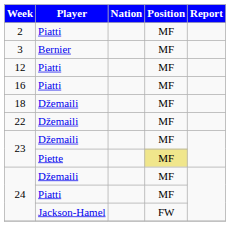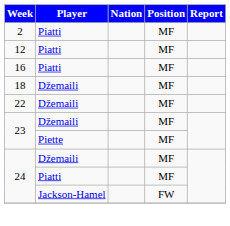- row: (20, 49)
(166, 158) khaki background -> (166, 140) no background
